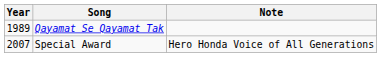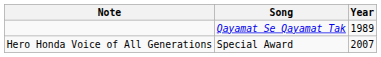columns swapped: (18, 12) <-> (271, 12)
